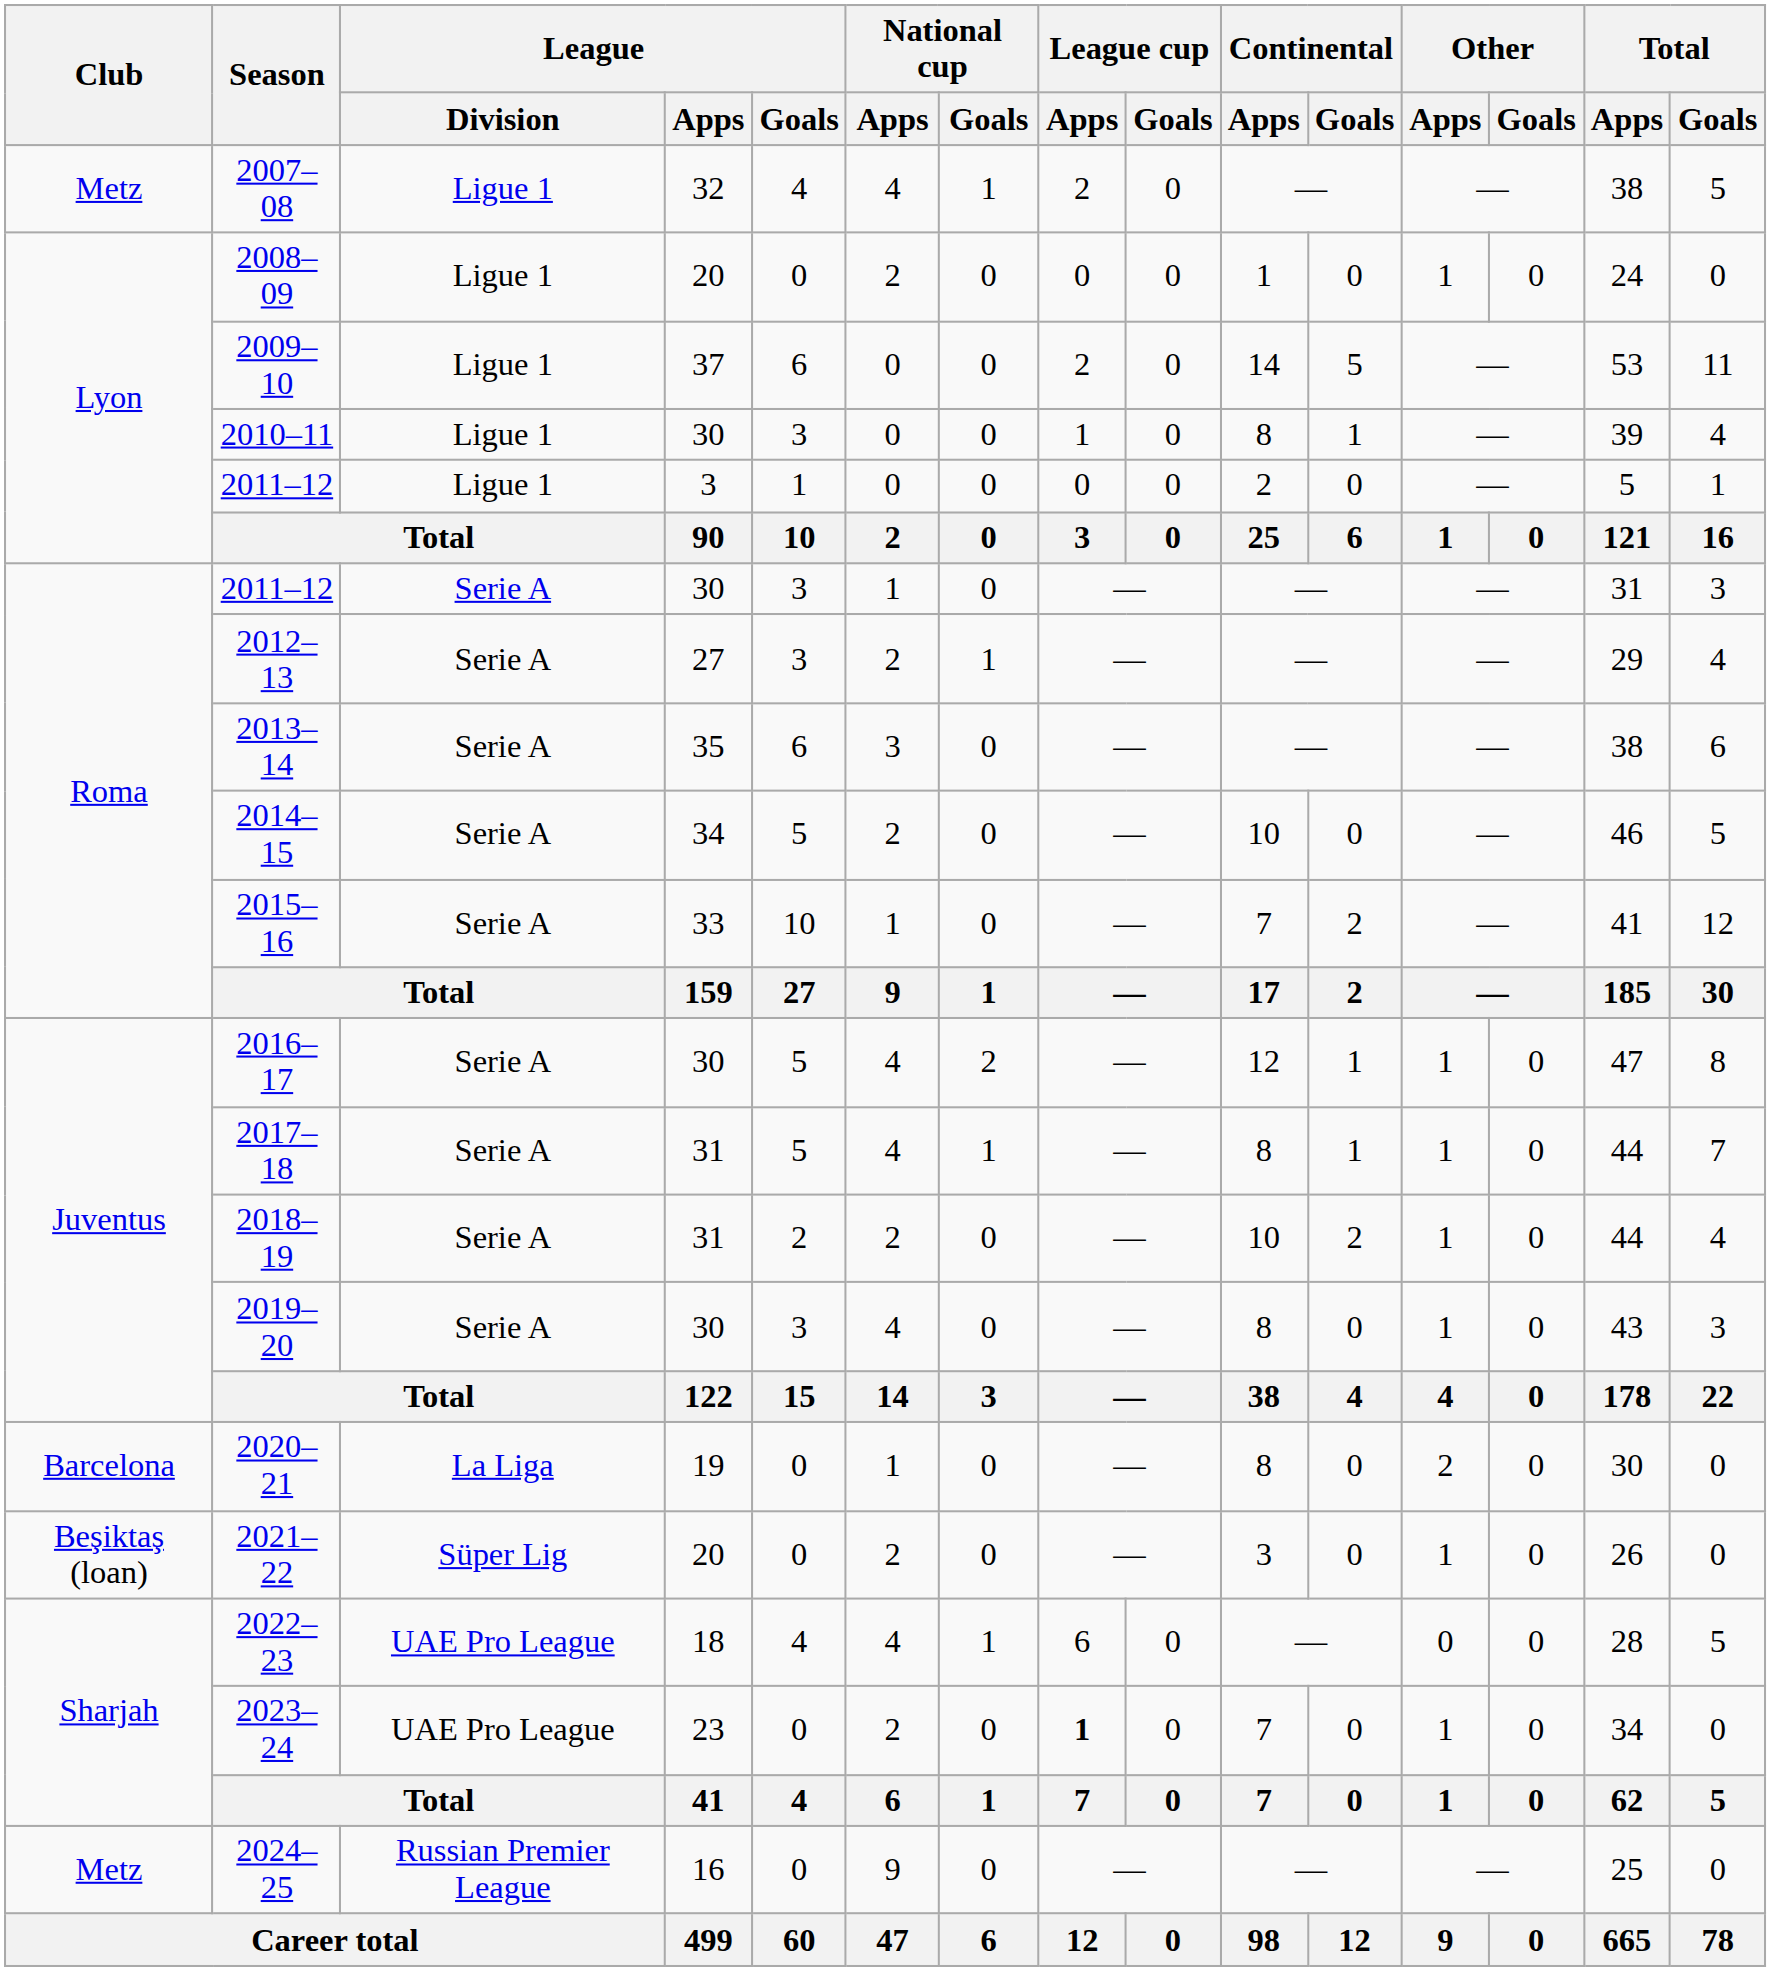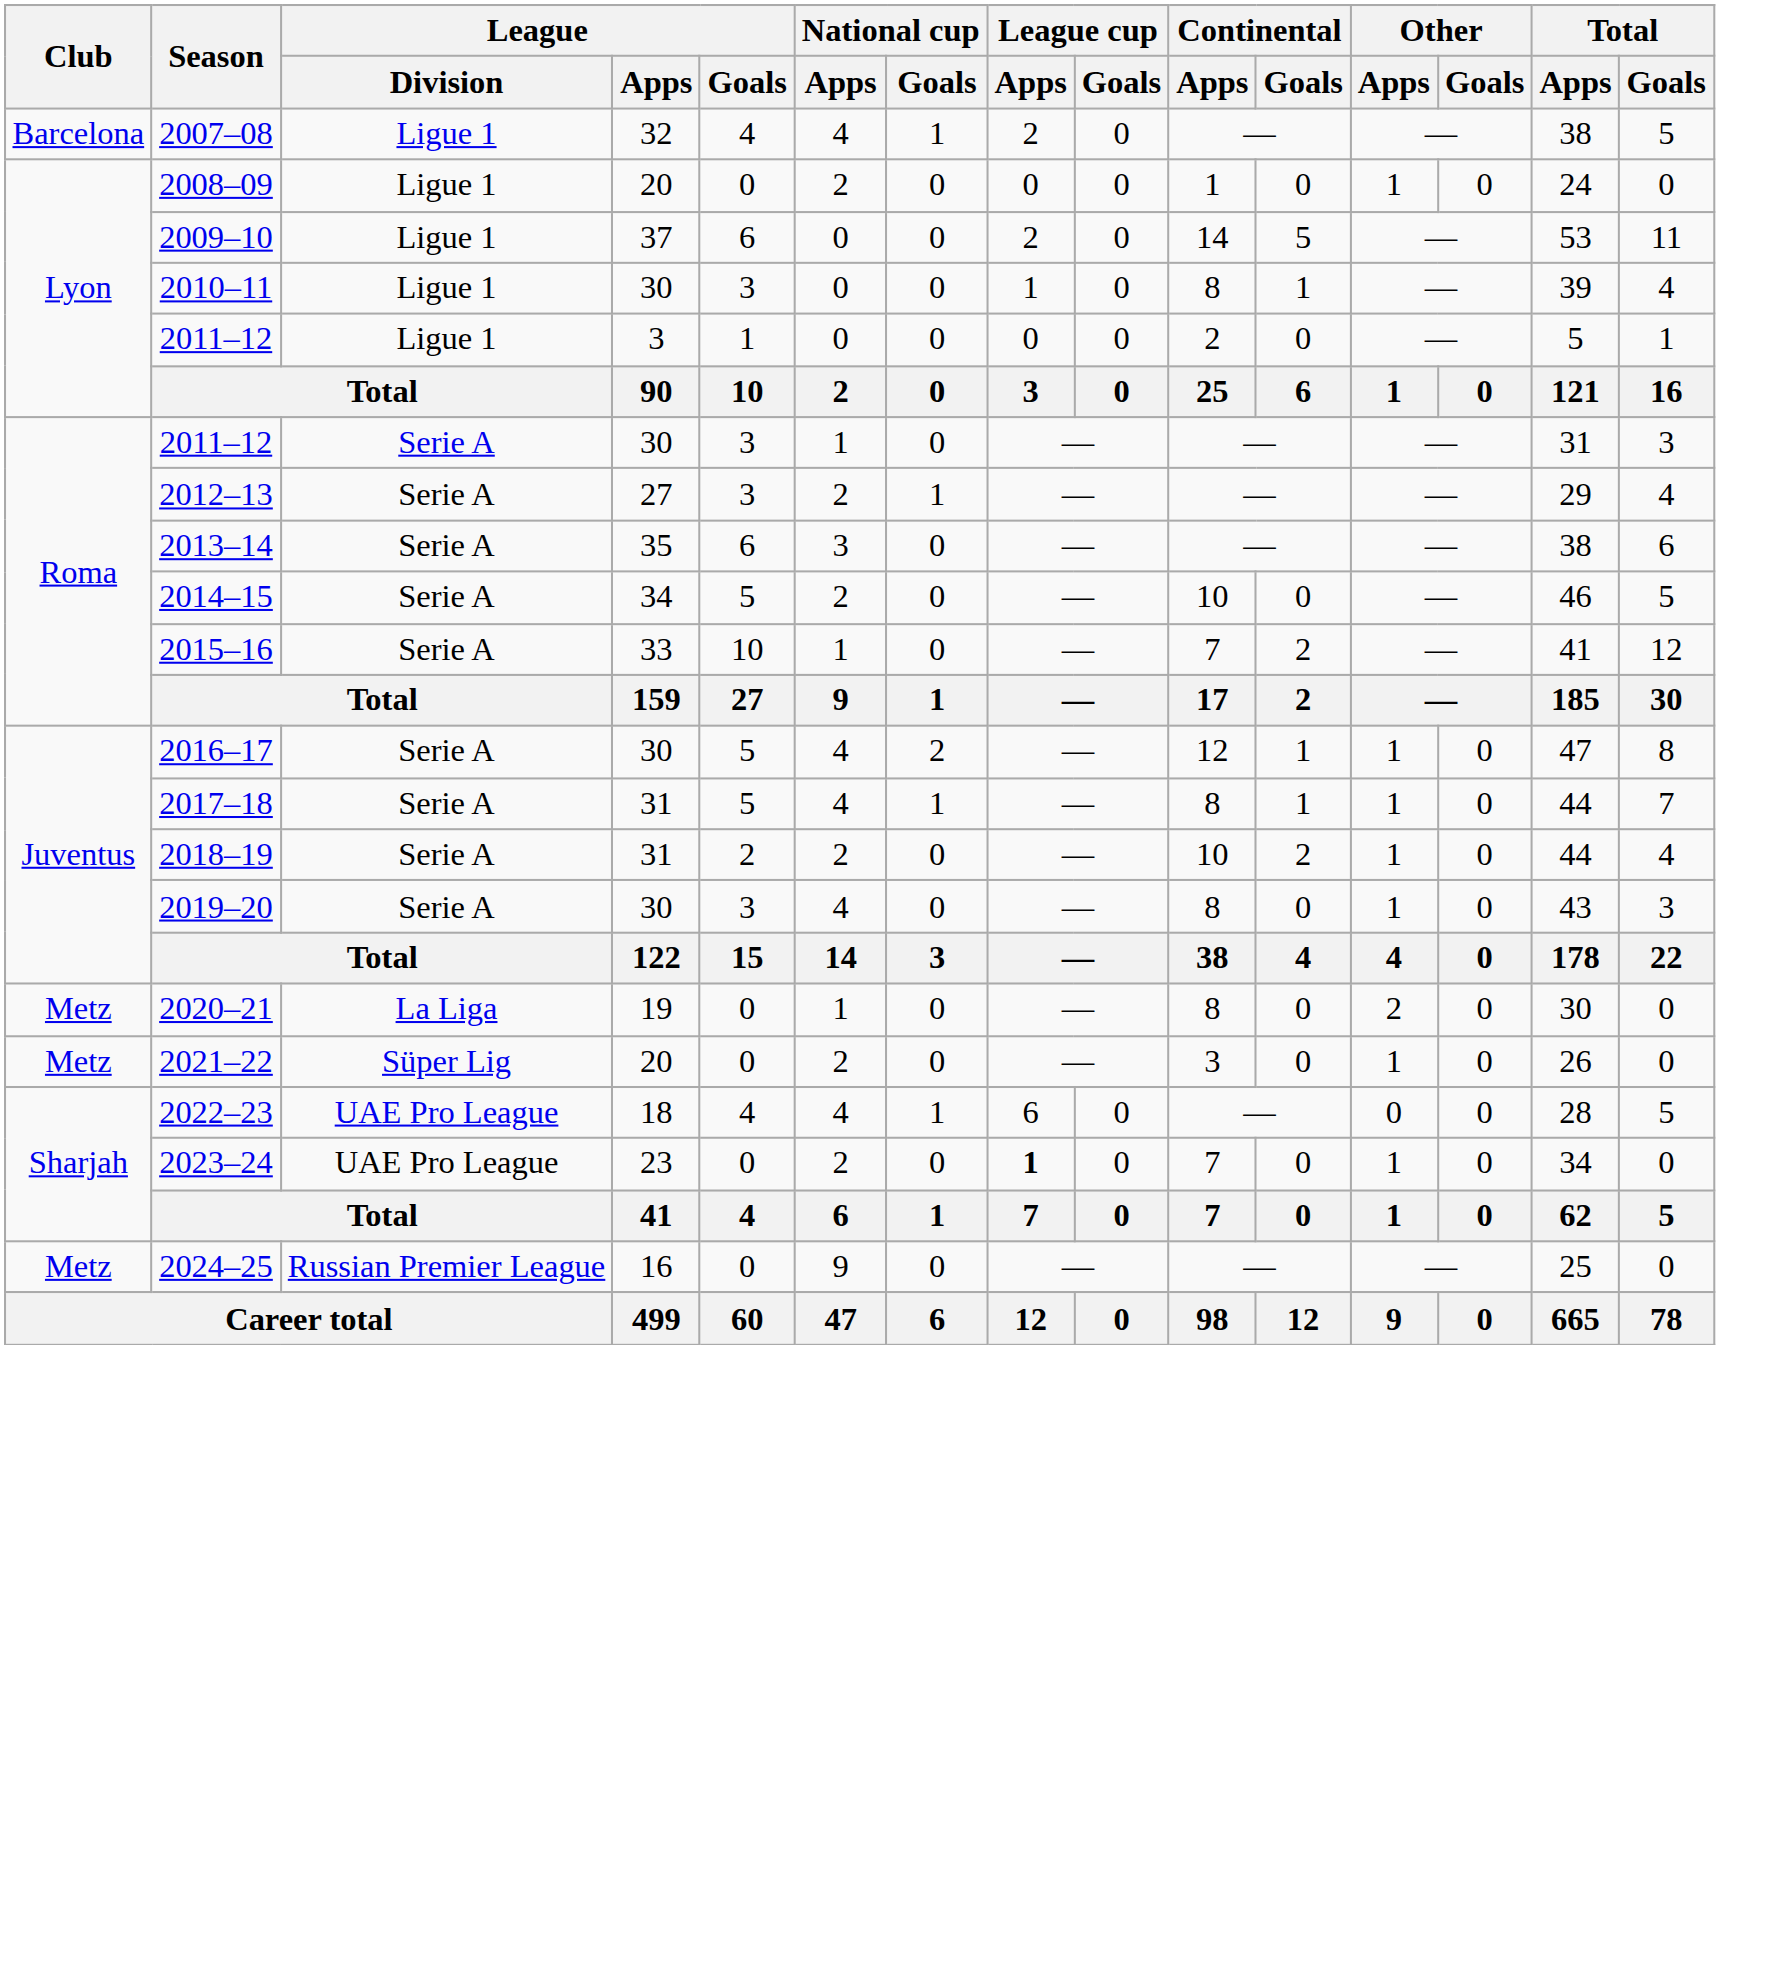(109, 188) Metz -> (78, 133) Barcelona
(109, 1465) Barcelona -> (78, 1008) Metz
(109, 1553) Beşiktaş (loan) -> (78, 1060) Metz
